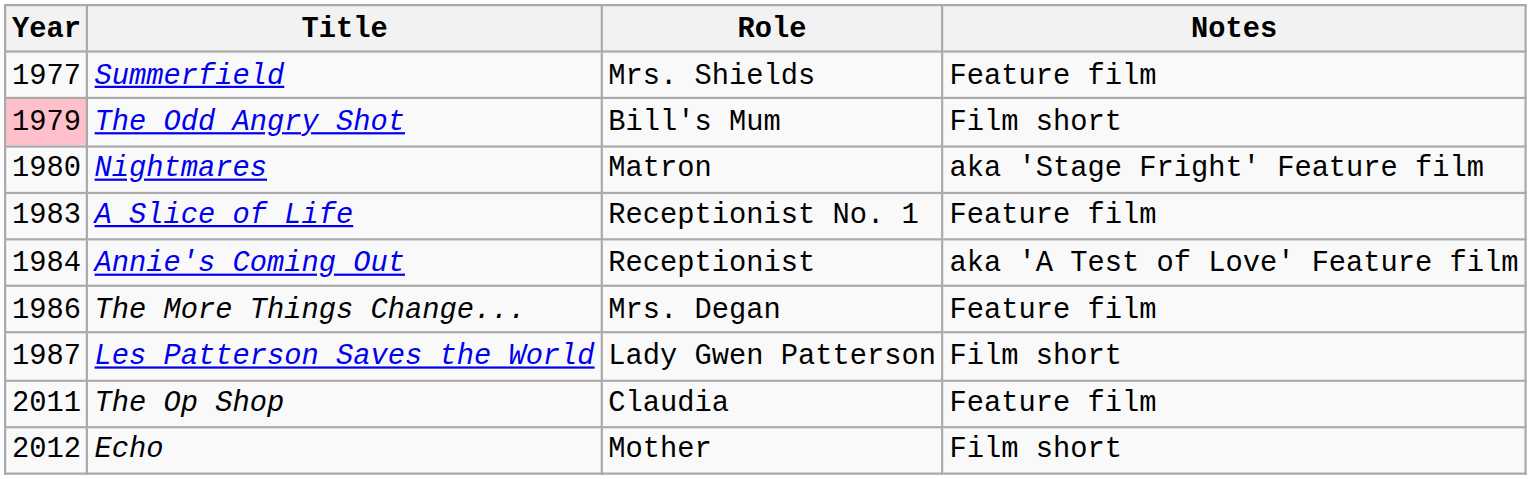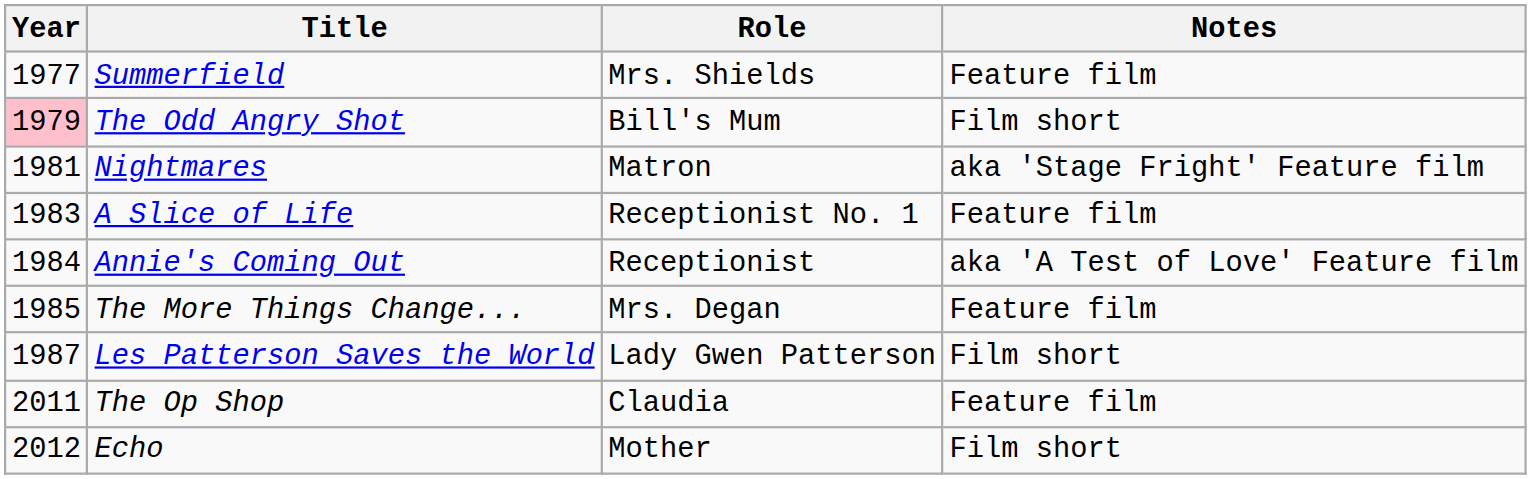(46, 169) 1980 -> (46, 169) 1981
(46, 309) 1986 -> (46, 309) 1985
